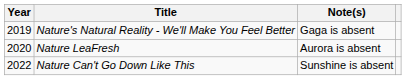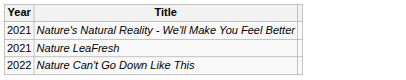- column: (347, 13)
(19, 30) 2019 -> (19, 30) 2021
(19, 48) 2020 -> (19, 48) 2021
